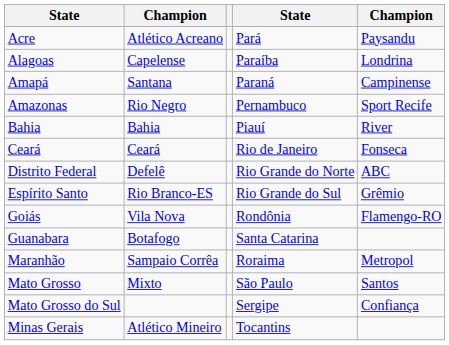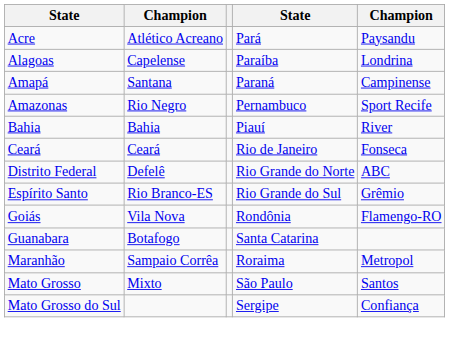- row: (45, 328)
